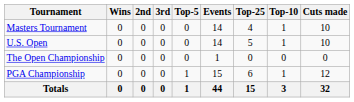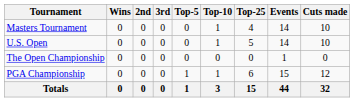columns swapped: (284, 12) <-> (217, 12)
